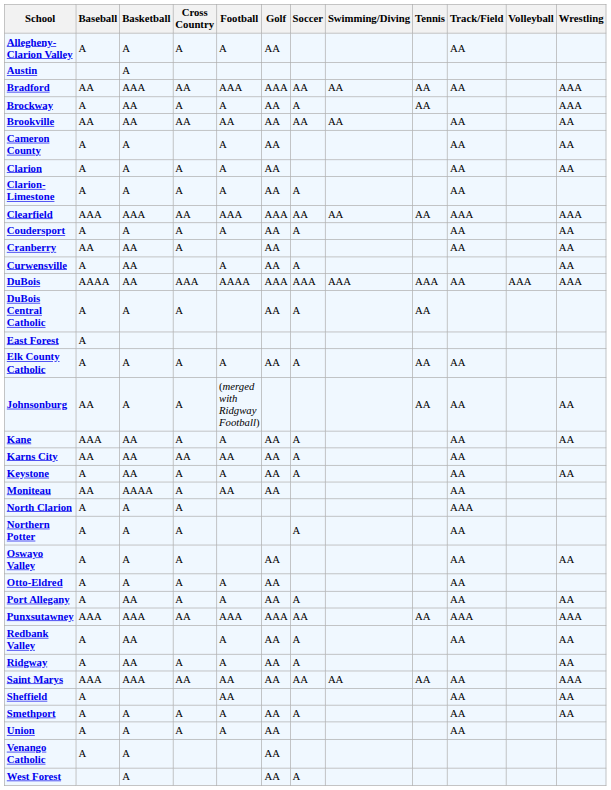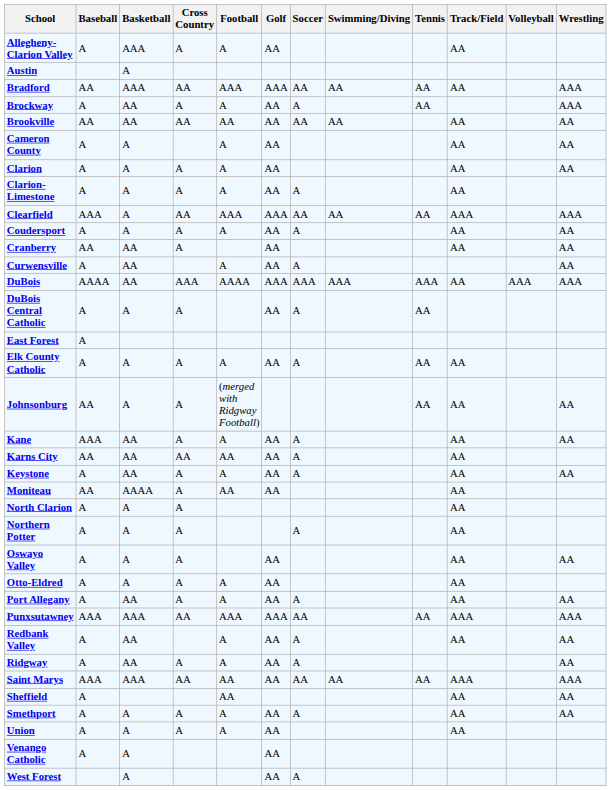(126, 48) A -> (134, 48) AAA
(134, 214) AAA -> (126, 214) A
(462, 507) AAA -> (458, 507) AA
(458, 679) AA -> (462, 679) AAA
